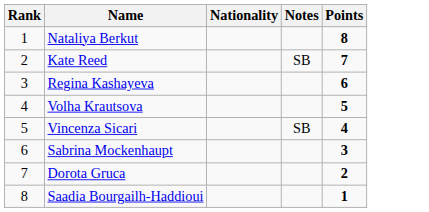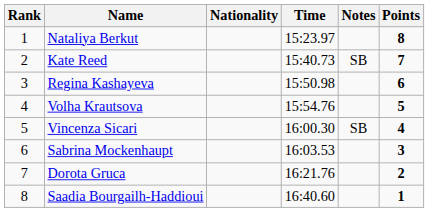+ column: (310, 15)
